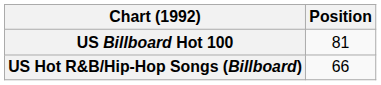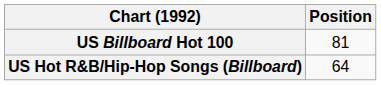(341, 67) 66 -> (341, 67) 64
